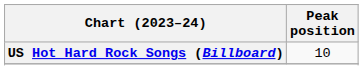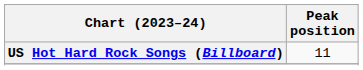(323, 53) 10 -> (323, 53) 11
